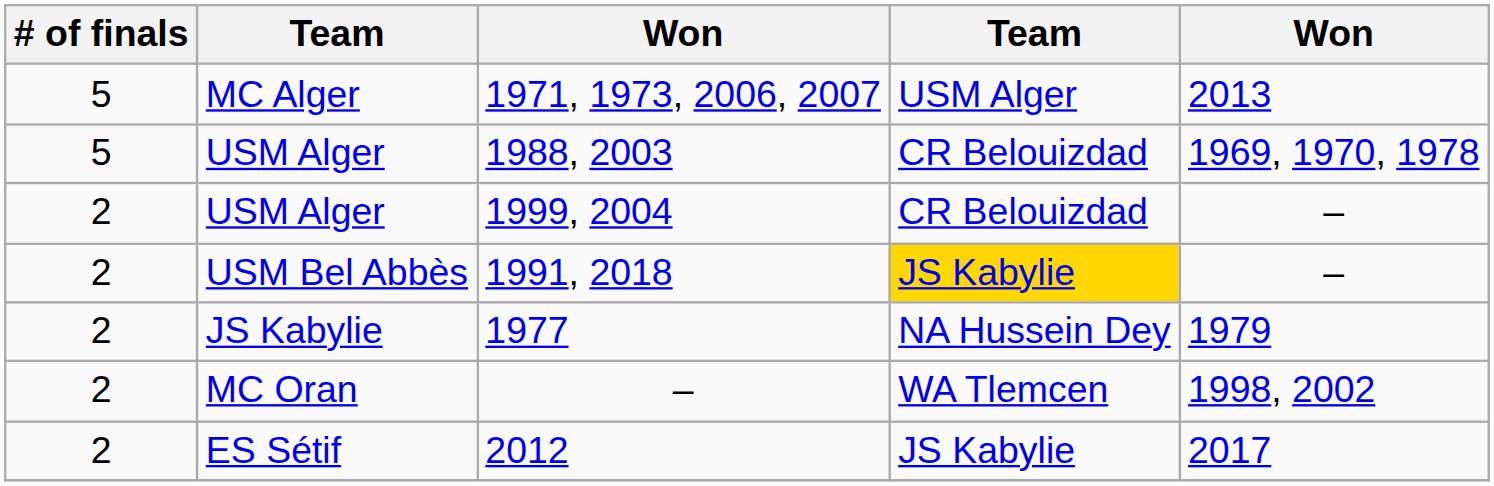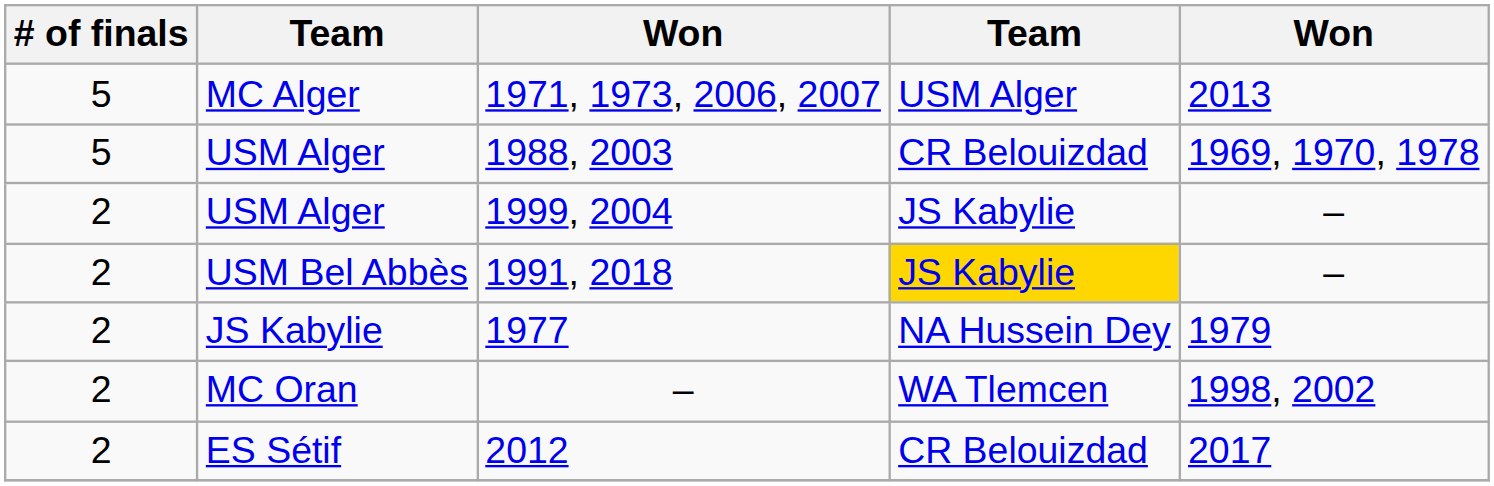(1023, 212) CR Belouizdad -> (987, 212) JS Kabylie
(987, 449) JS Kabylie -> (1023, 449) CR Belouizdad
